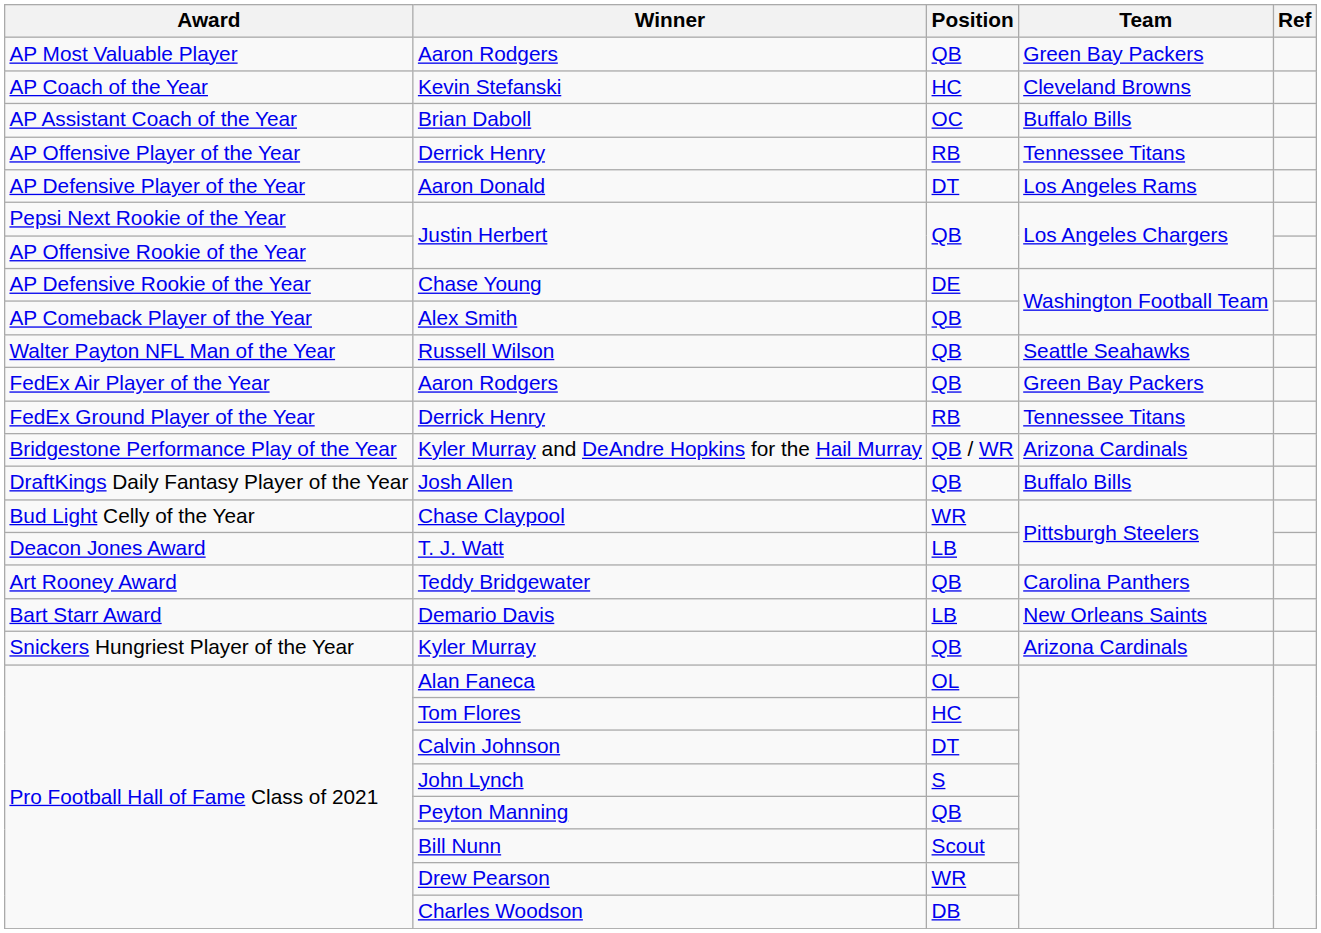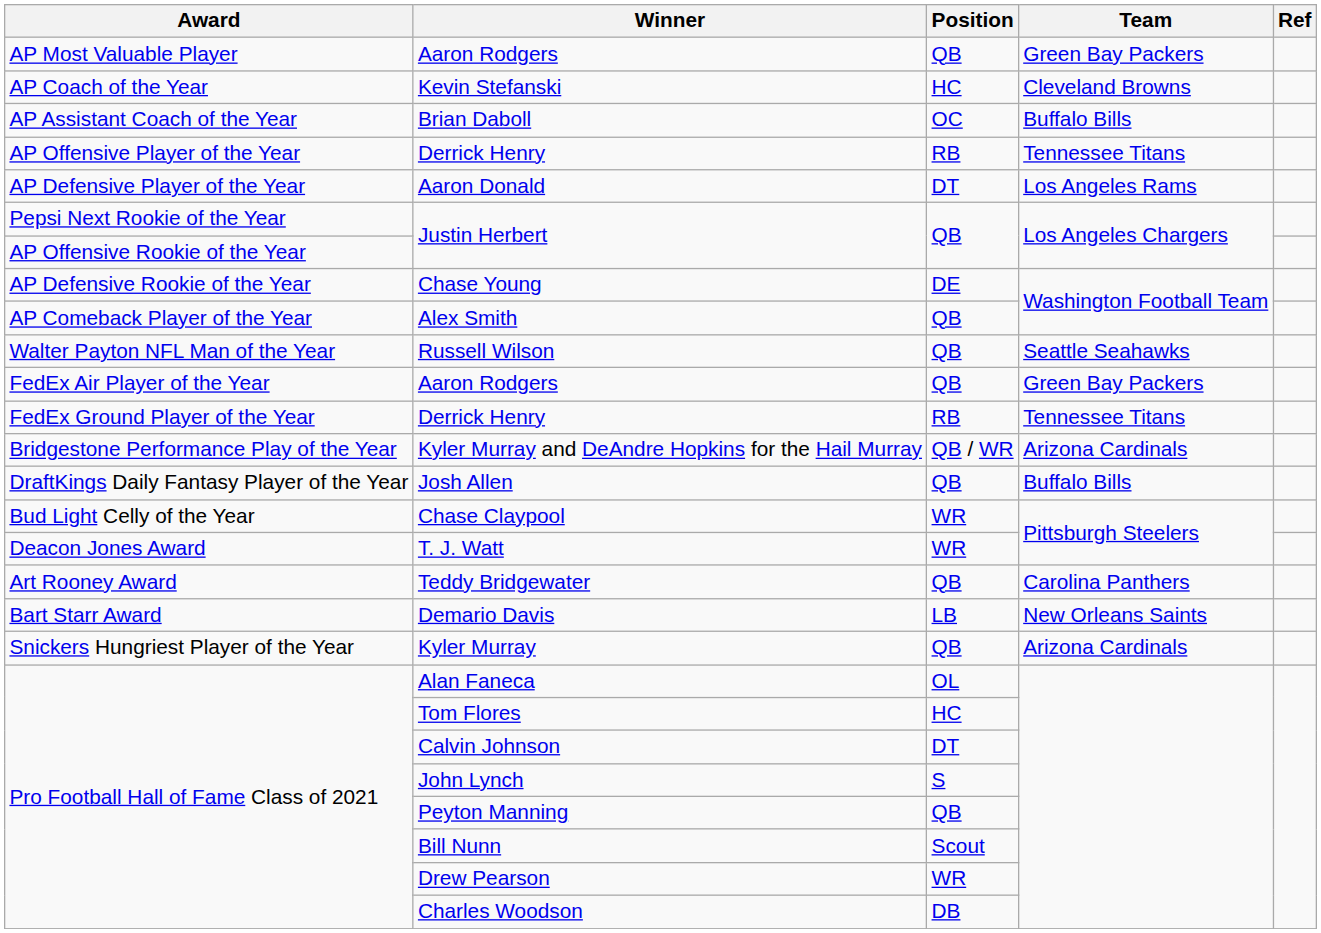(944, 548) LB -> (949, 548) WR
